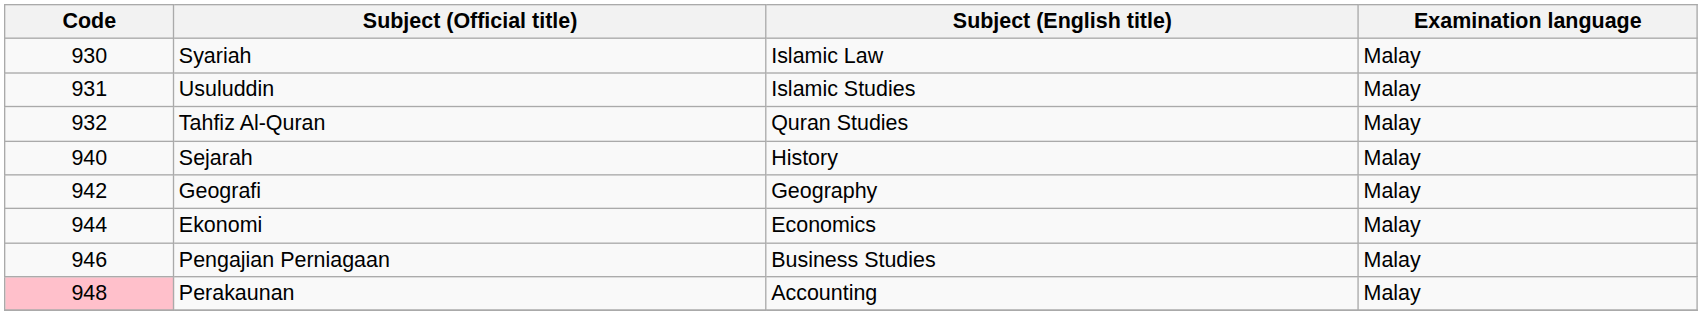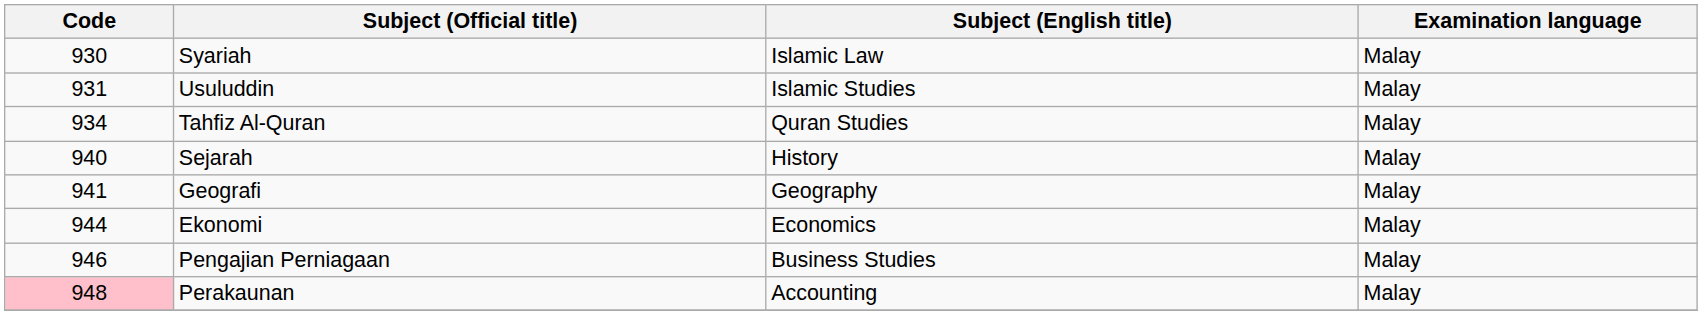(89, 123) 932 -> (89, 123) 934
(89, 191) 942 -> (89, 191) 941
